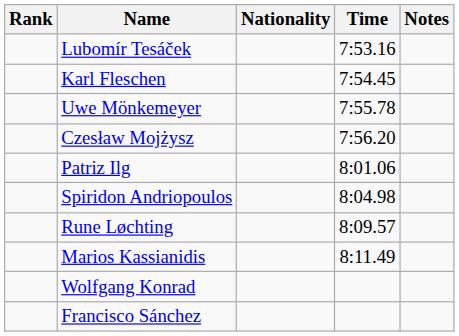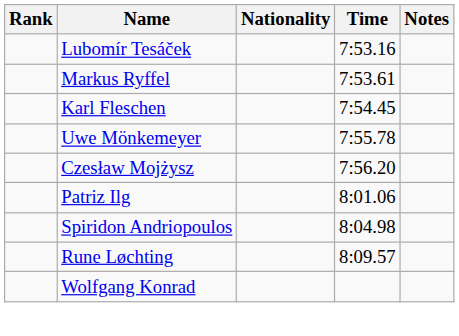+ row: (116, 78)
- row: (133, 256)
- row: (131, 316)
